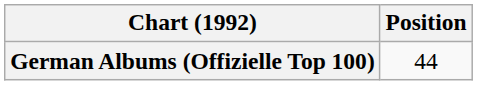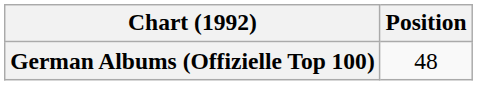(426, 60) 44 -> (426, 60) 48
